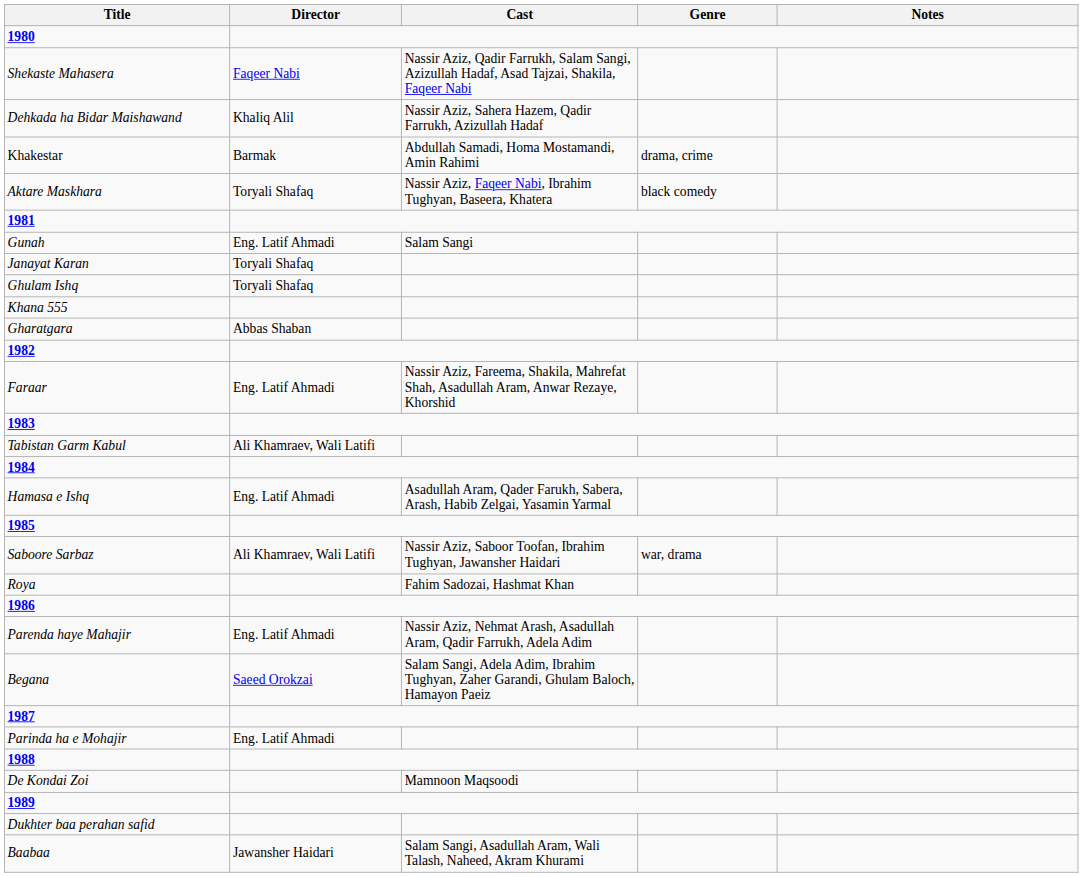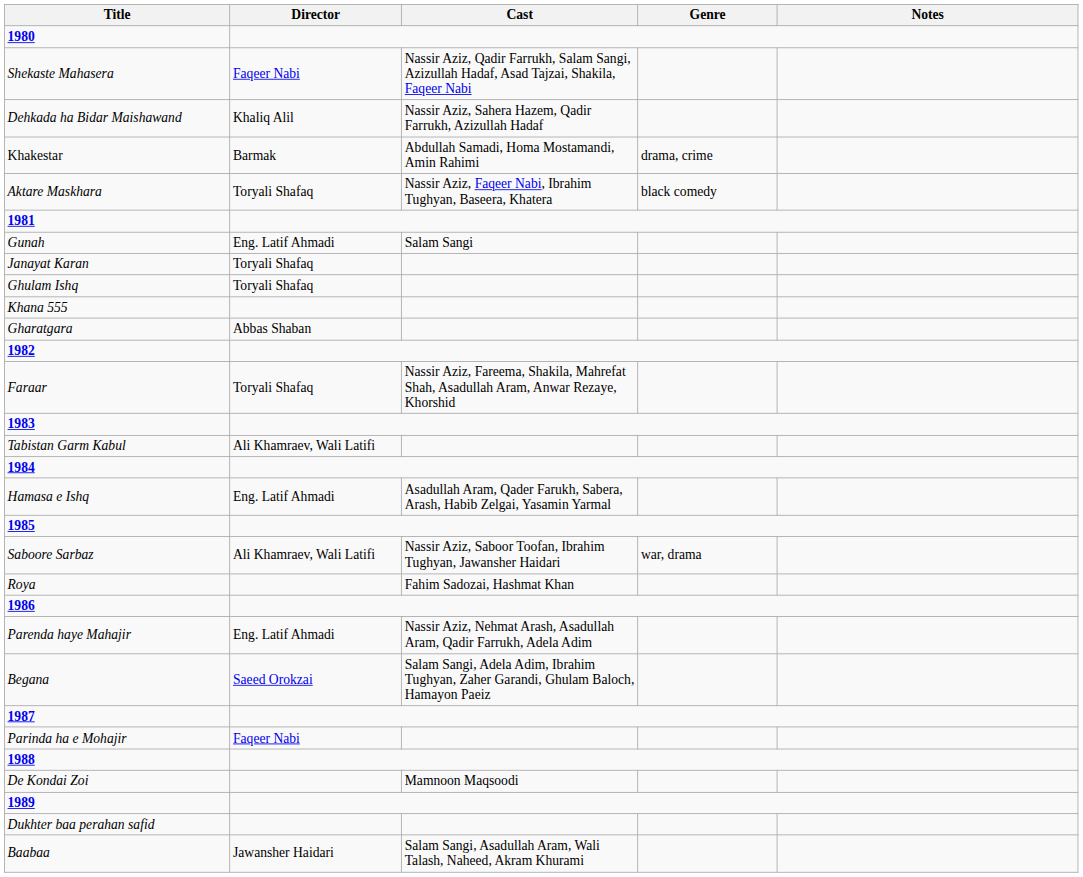(284, 387) Eng. Latif Ahmadi -> (273, 387) Toryali Shafaq
(284, 738) Eng. Latif Ahmadi -> (266, 738) Faqeer Nabi
